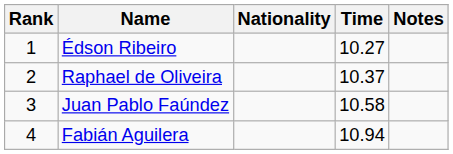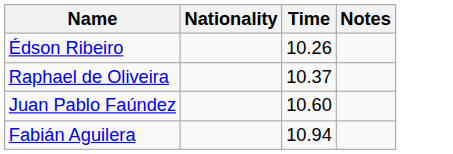- column: (31, 18)
(362, 47) 10.27 -> (309, 47) 10.26
(362, 105) 10.58 -> (309, 105) 10.60
